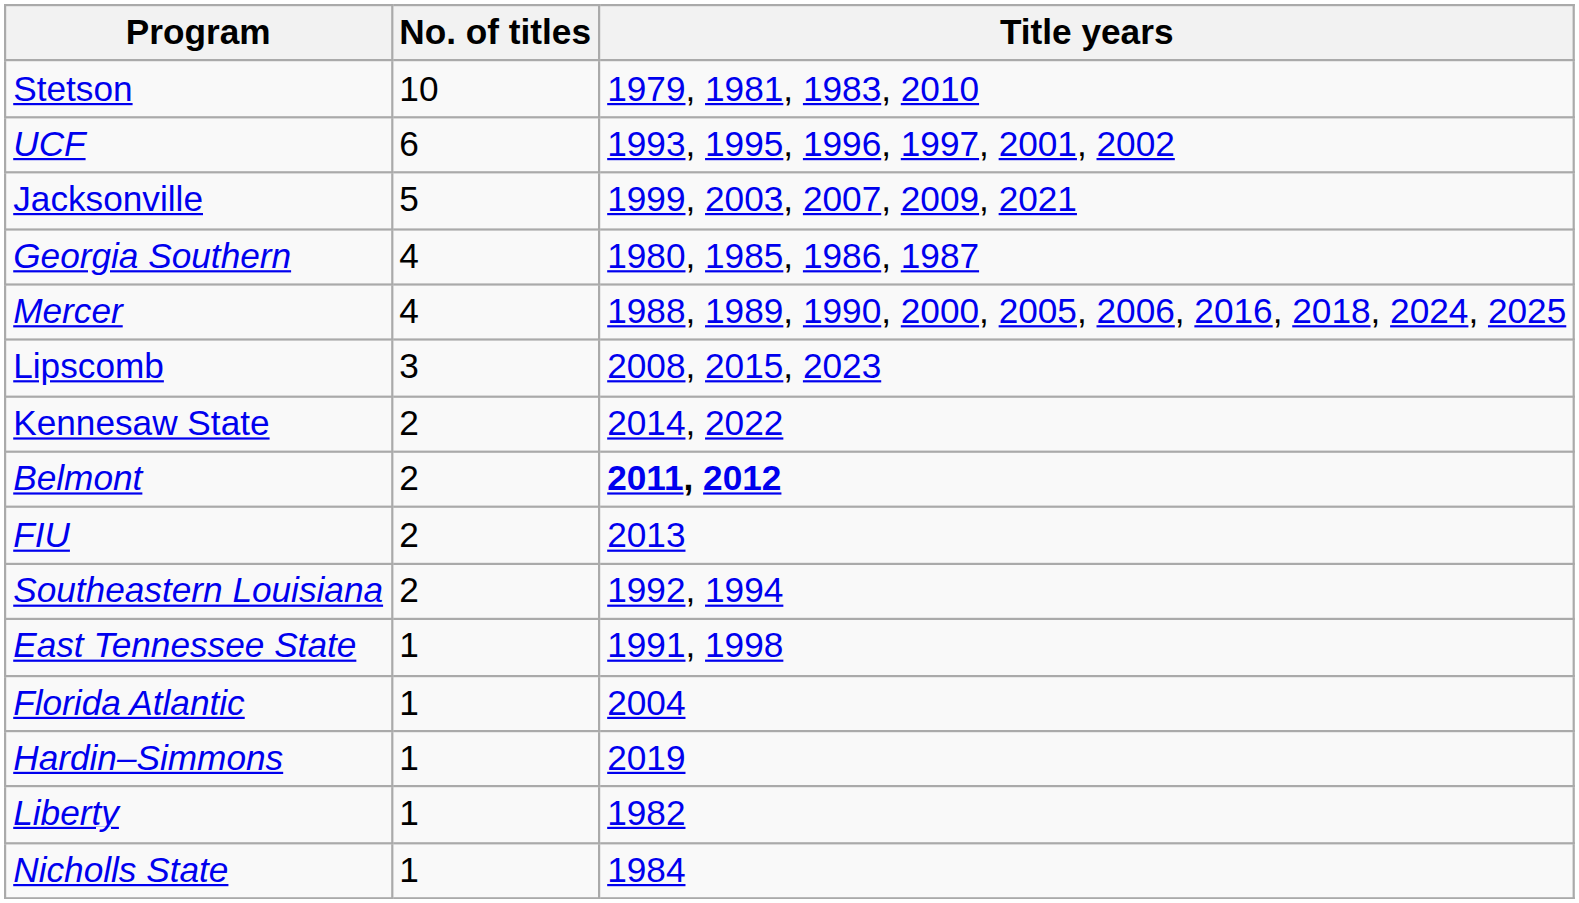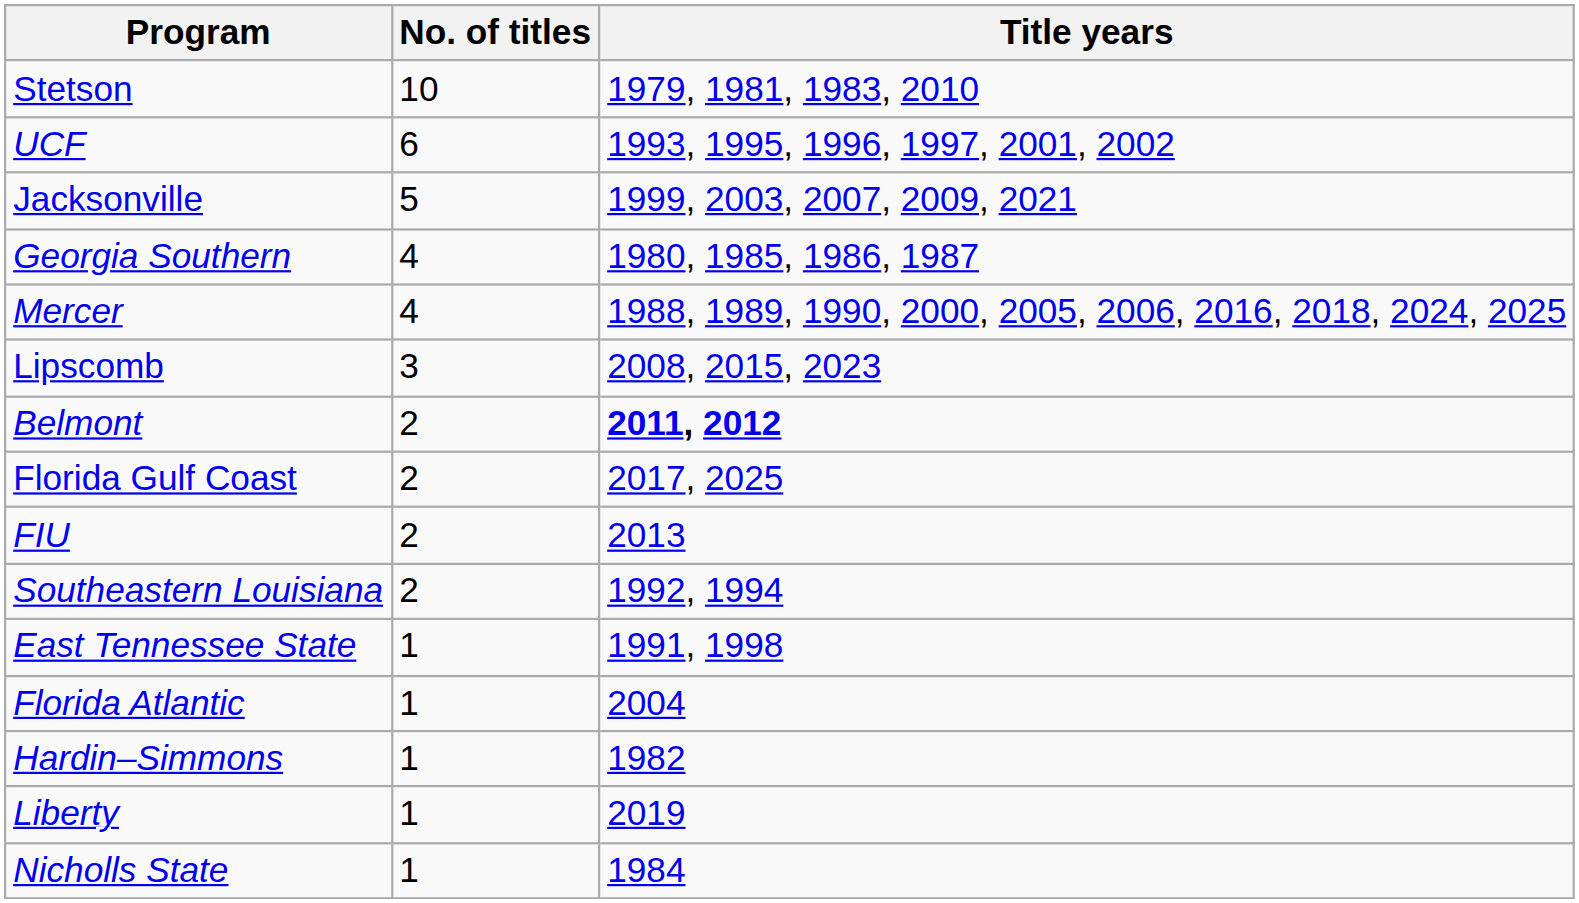- row: (141, 423)
+ row: (155, 479)
(646, 758) 2019 -> (646, 758) 1982
(646, 813) 1982 -> (646, 813) 2019
